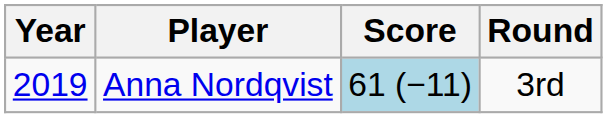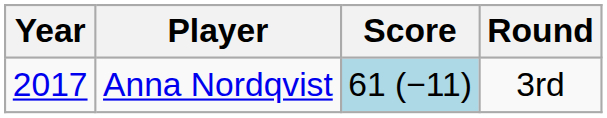(50, 84) 2019 -> (50, 84) 2017
